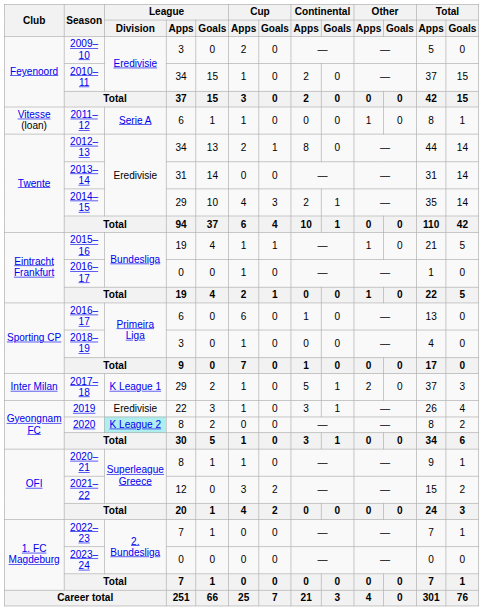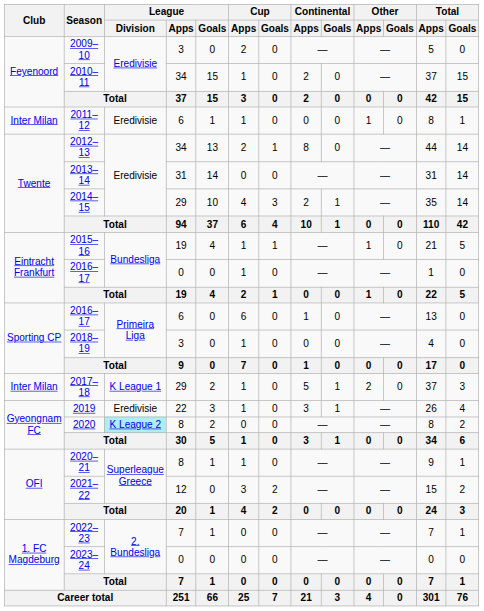(34, 120) Vitesse (loan) -> (34, 120) Inter Milan
(135, 120) Serie A -> (135, 120) Eredivisie
